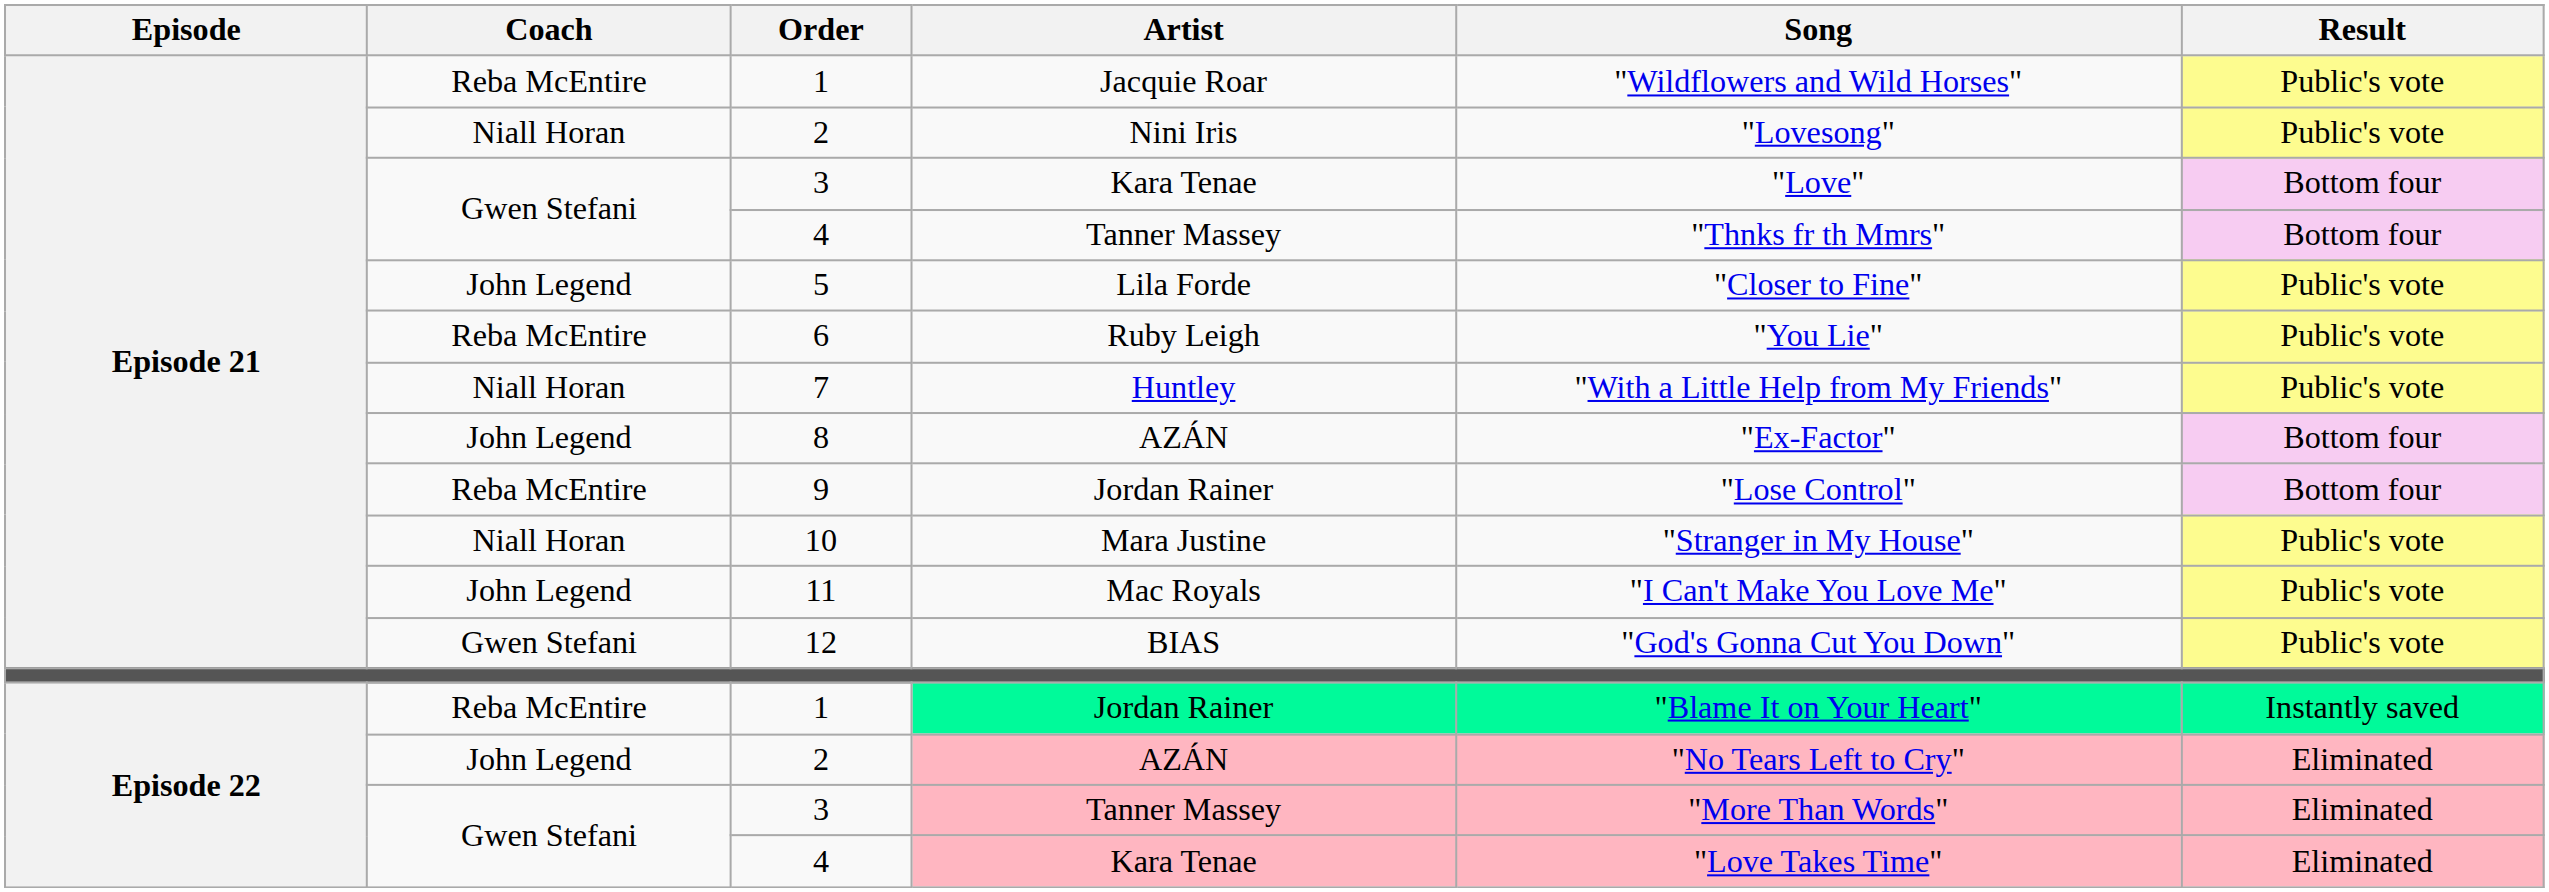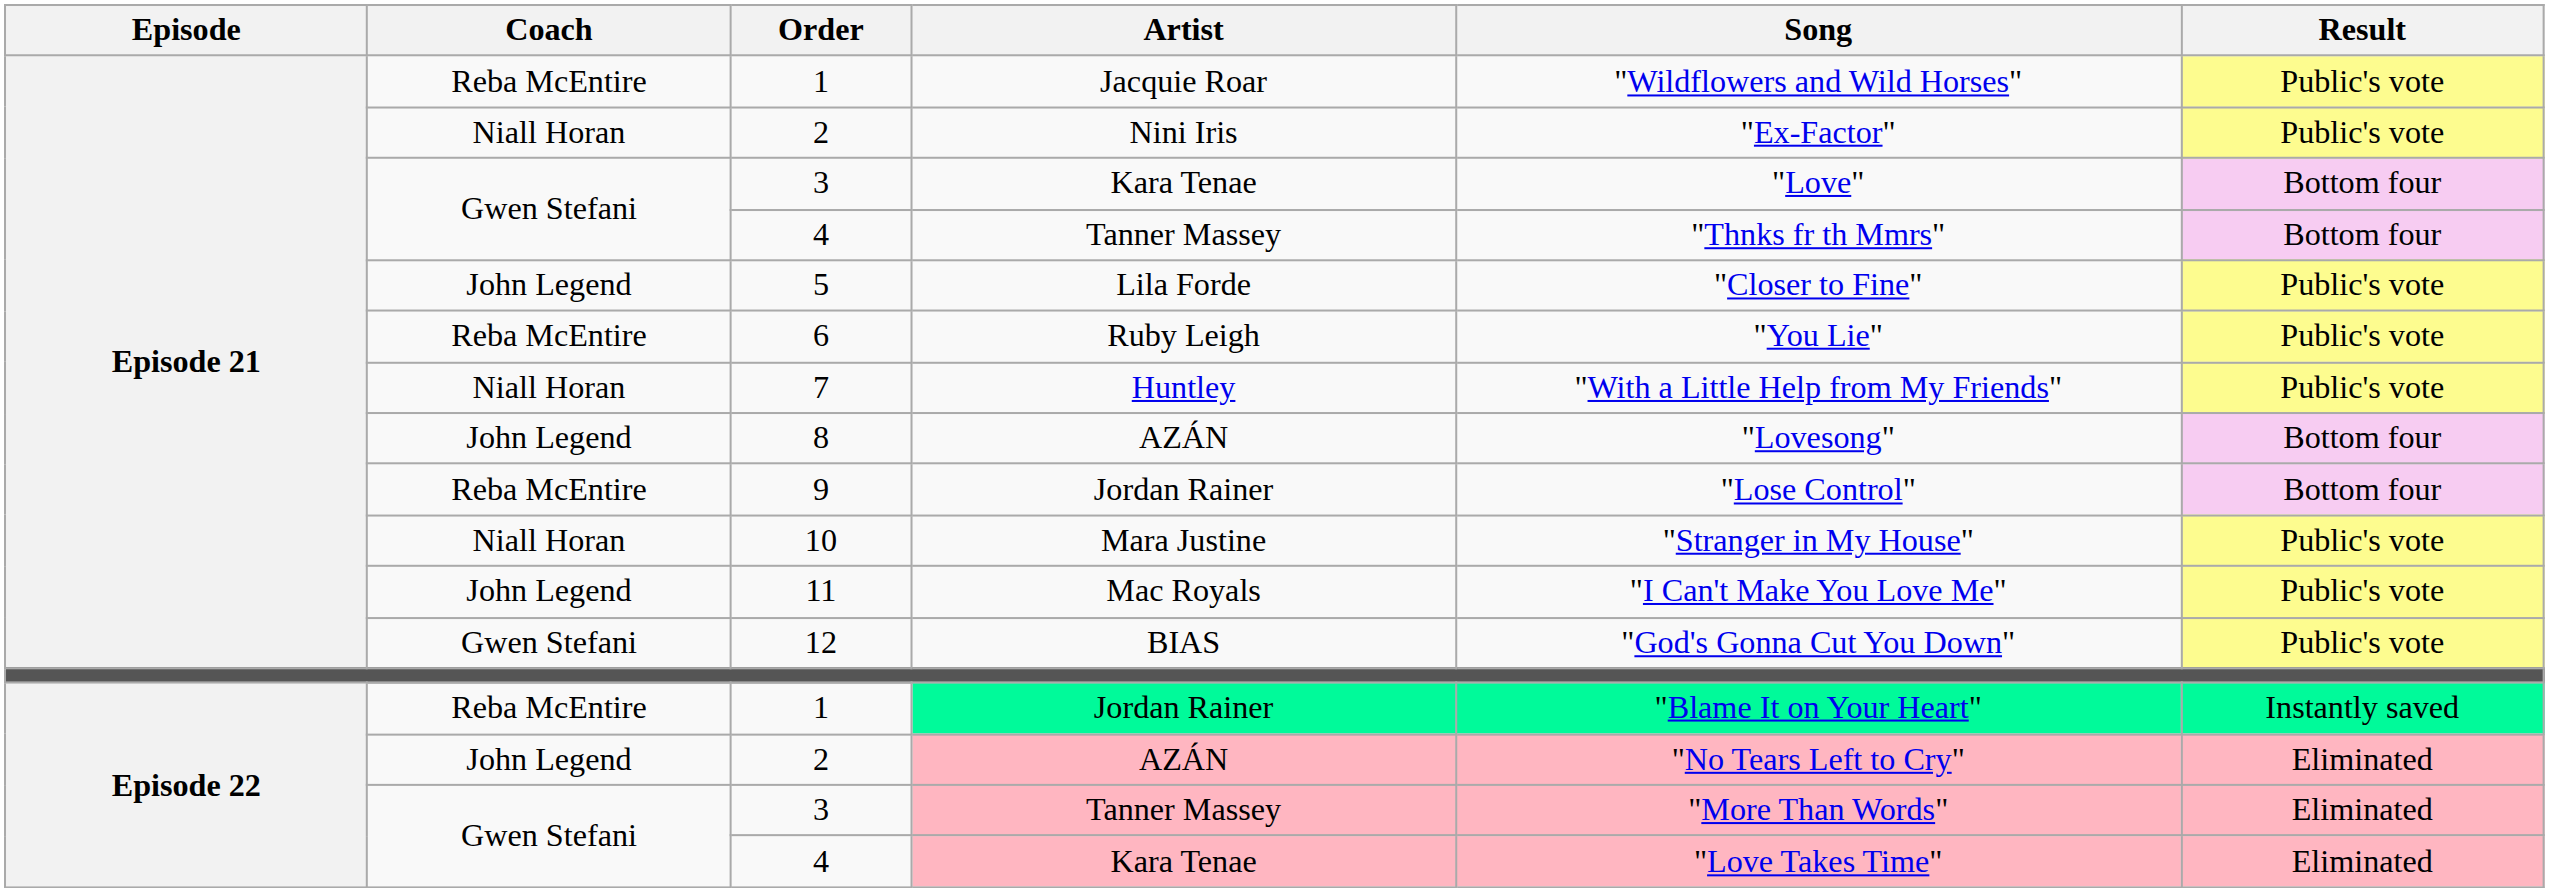(1818, 132) "Lovesong" -> (1818, 132) "Ex-Factor"
(1818, 438) "Ex-Factor" -> (1818, 438) "Lovesong"
